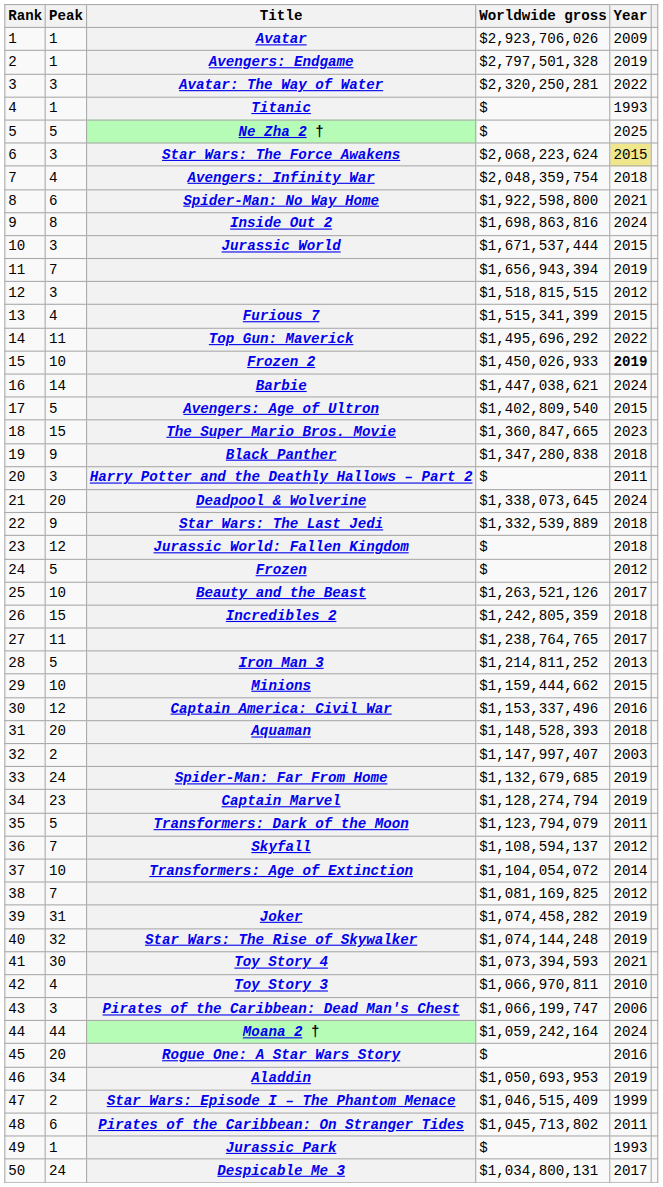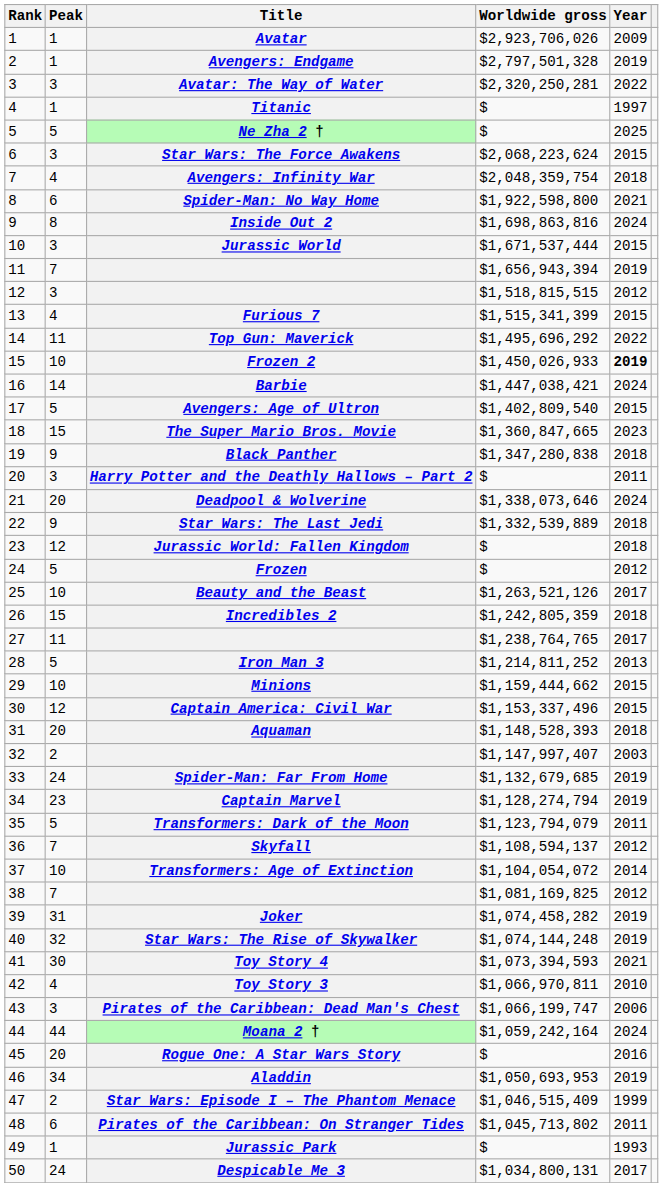(631, 108) 1993 -> (631, 108) 1997
(631, 155) khaki background -> (631, 155) no background
(539, 386) $1,447,038,621 -> (539, 386) $1,447,038,421
(539, 501) $1,338,073,645 -> (539, 501) $1,338,073,646
(631, 709) 2016 -> (631, 709) 2015
